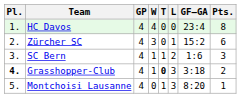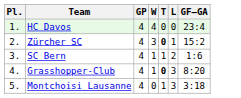- column: (223, 12)
(164, 41) normal -> (164, 41) bold
(15, 71) bold -> (15, 71) normal
(194, 71) 3:18 -> (194, 71) 8:20
(194, 86) 8:20 -> (194, 86) 3:18
